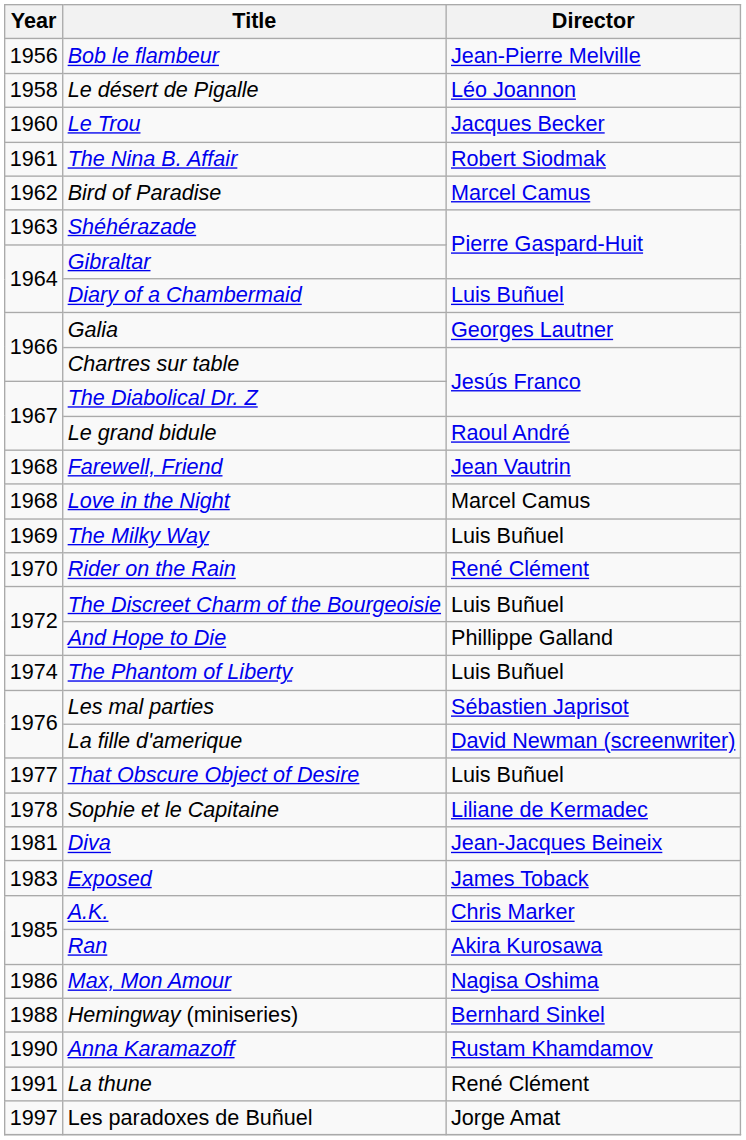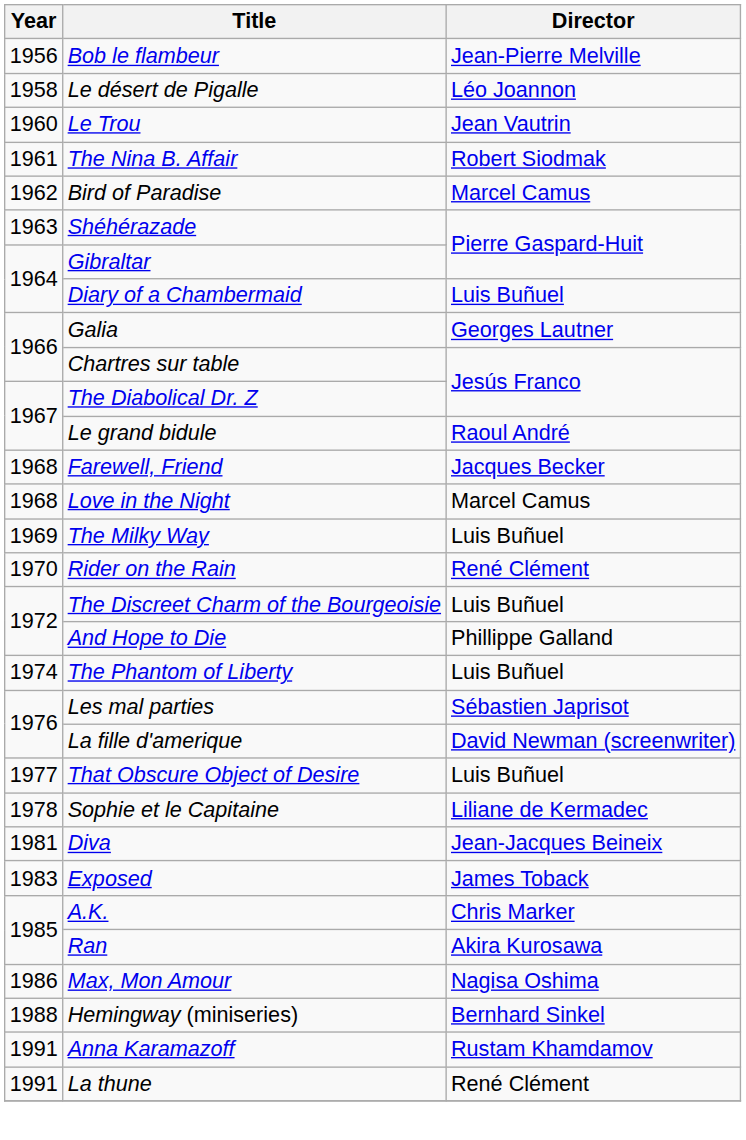(528, 124) Jacques Becker -> (511, 124) Jean Vautrin
(511, 466) Jean Vautrin -> (528, 466) Jacques Becker
(34, 1049) 1990 -> (34, 1049) 1991
- row: (190, 1117)
